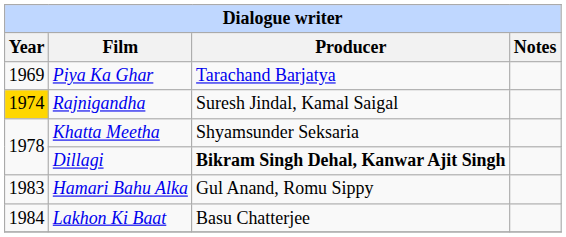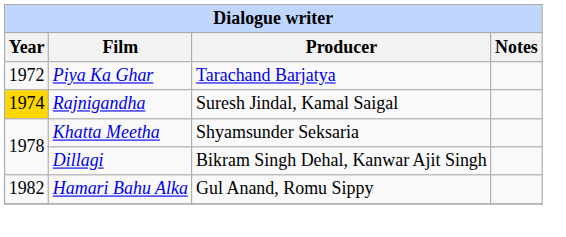(27, 75) 1969 -> (27, 75) 1972
(351, 160) bold -> (341, 160) normal
(27, 189) 1983 -> (27, 189) 1982
- row: (110, 217)
